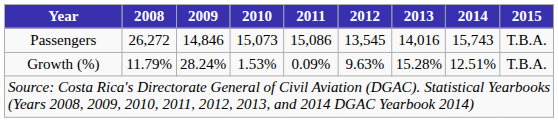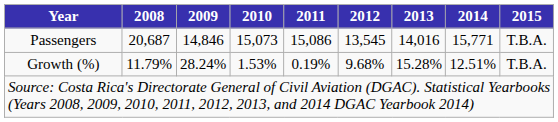(149, 40) 26,272 -> (149, 40) 20,687
(473, 40) 15,743 -> (473, 40) 15,771
(311, 64) 0.09% -> (311, 64) 0.19%
(365, 64) 9.63% -> (365, 64) 9.68%
